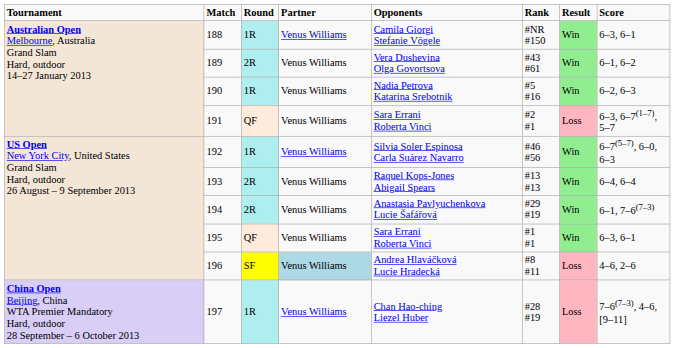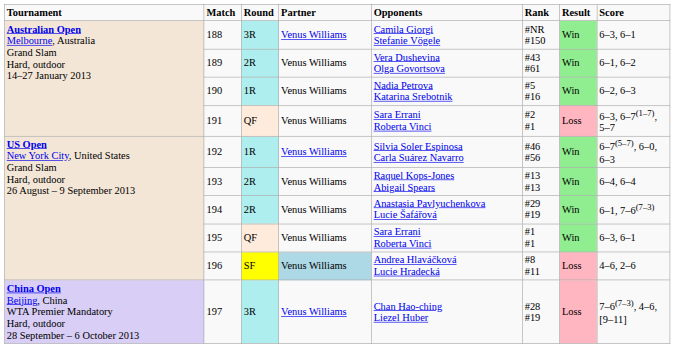(250, 35) 1R -> (250, 35) 3R
(250, 312) 1R -> (250, 312) 3R
